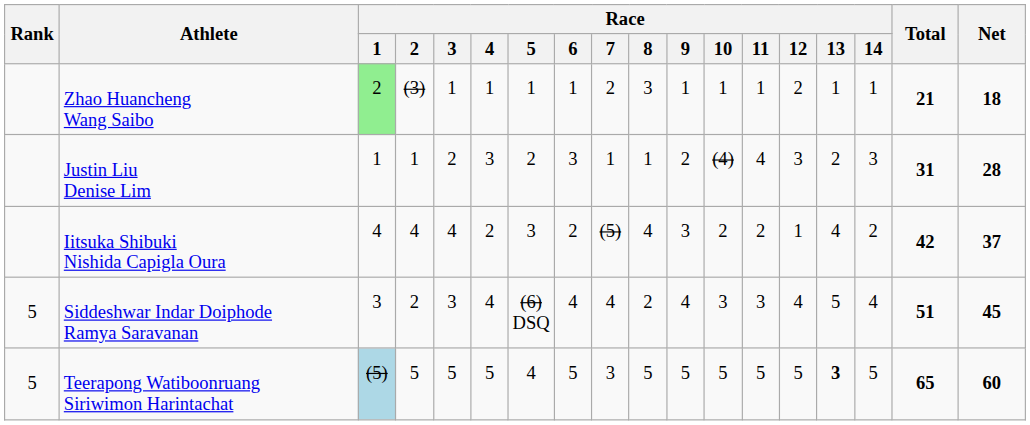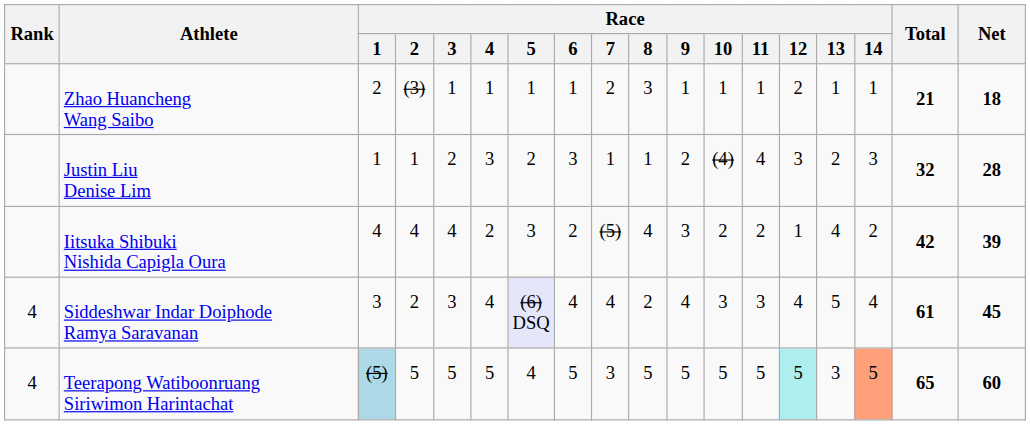(377, 98) lightgreen background -> (377, 98) no background
(925, 170) 31 -> (925, 170) 32
(992, 241) 37 -> (992, 241) 39
(32, 312) 5 -> (32, 312) 4
(531, 312) no background -> (531, 312) lavender background
(925, 312) 51 -> (925, 312) 61
(32, 383) 5 -> (32, 383) 4
(798, 383) no background -> (798, 383) paleturquoise background
(836, 383) bold -> (836, 383) normal
(873, 383) no background -> (873, 383) lightsalmon background
